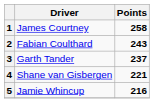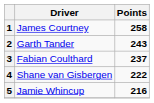(55, 44) Fabian Coulthard -> (45, 44) Garth Tander
(45, 59) Garth Tander -> (55, 59) Fabian Coulthard
(139, 75) 221 -> (139, 75) 222
